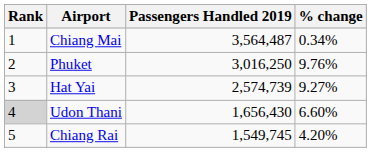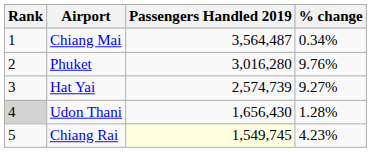(262, 64) 3,016,250 -> (262, 64) 3,016,280
(318, 111) 6.60% -> (318, 111) 1.28%
(262, 135) no background -> (262, 135) lightyellow background
(318, 135) 4.20% -> (318, 135) 4.23%
